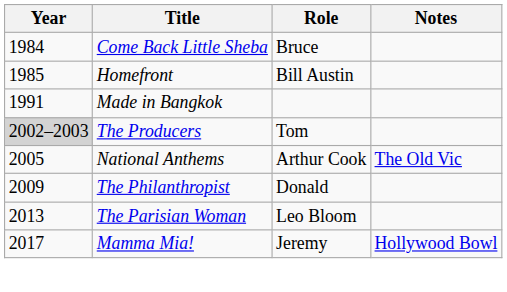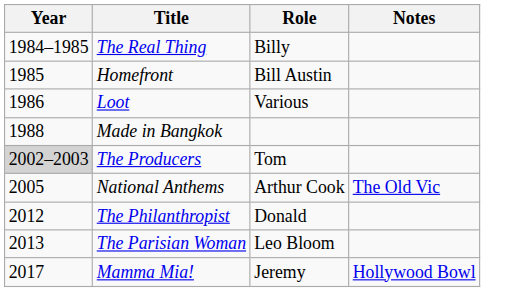+ row: (152, 46)
- row: (182, 46)
+ row: (113, 103)
(26, 103) 1991 -> (26, 131) 1988
(26, 187) 2009 -> (26, 215) 2012
